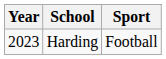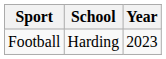columns swapped: (24, 16) <-> (131, 16)
